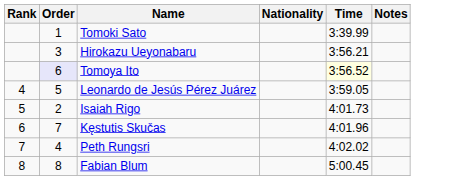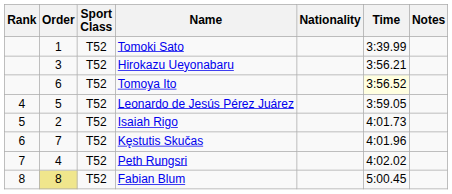+ column: (96, 20)
(58, 71) lavender background -> (58, 84) no background
(58, 166) no background -> (58, 179) khaki background
